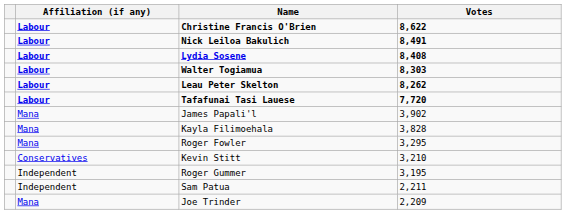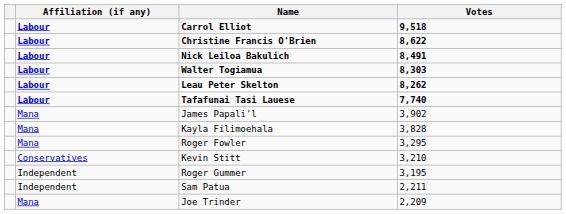+ row: (216, 26)
- row: (214, 56)
(413, 99) 7,720 -> (413, 99) 7,740
